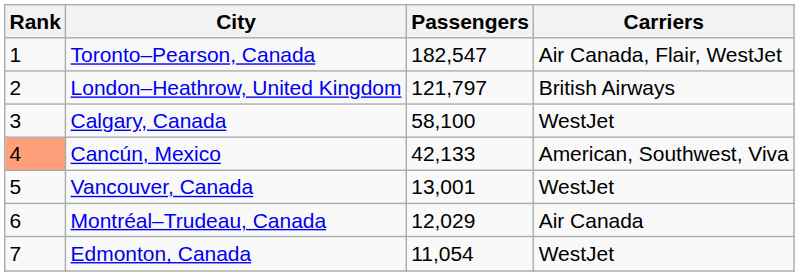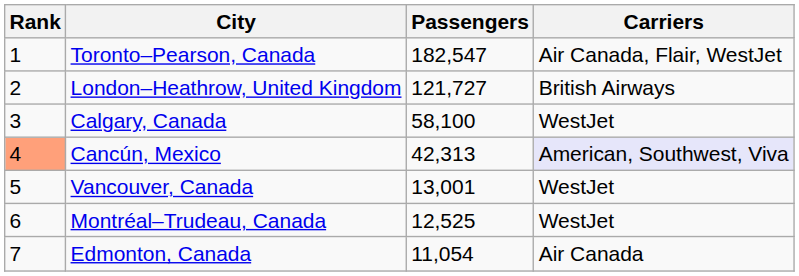(449, 88) 121,797 -> (449, 88) 121,727
(443, 154) 42,133 -> (443, 154) 42,313
(664, 154) no background -> (664, 154) lavender background
(443, 221) 12,029 -> (443, 221) 12,525
(591, 221) Air Canada -> (576, 221) WestJet
(576, 254) WestJet -> (591, 254) Air Canada
